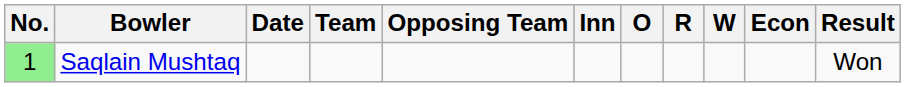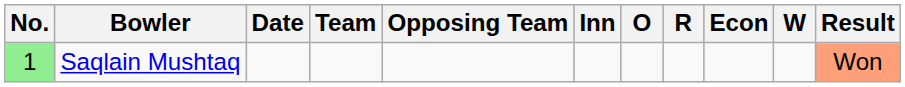columns swapped: (725, 23) <-> (780, 23)
(858, 61) no background -> (858, 61) lightsalmon background
